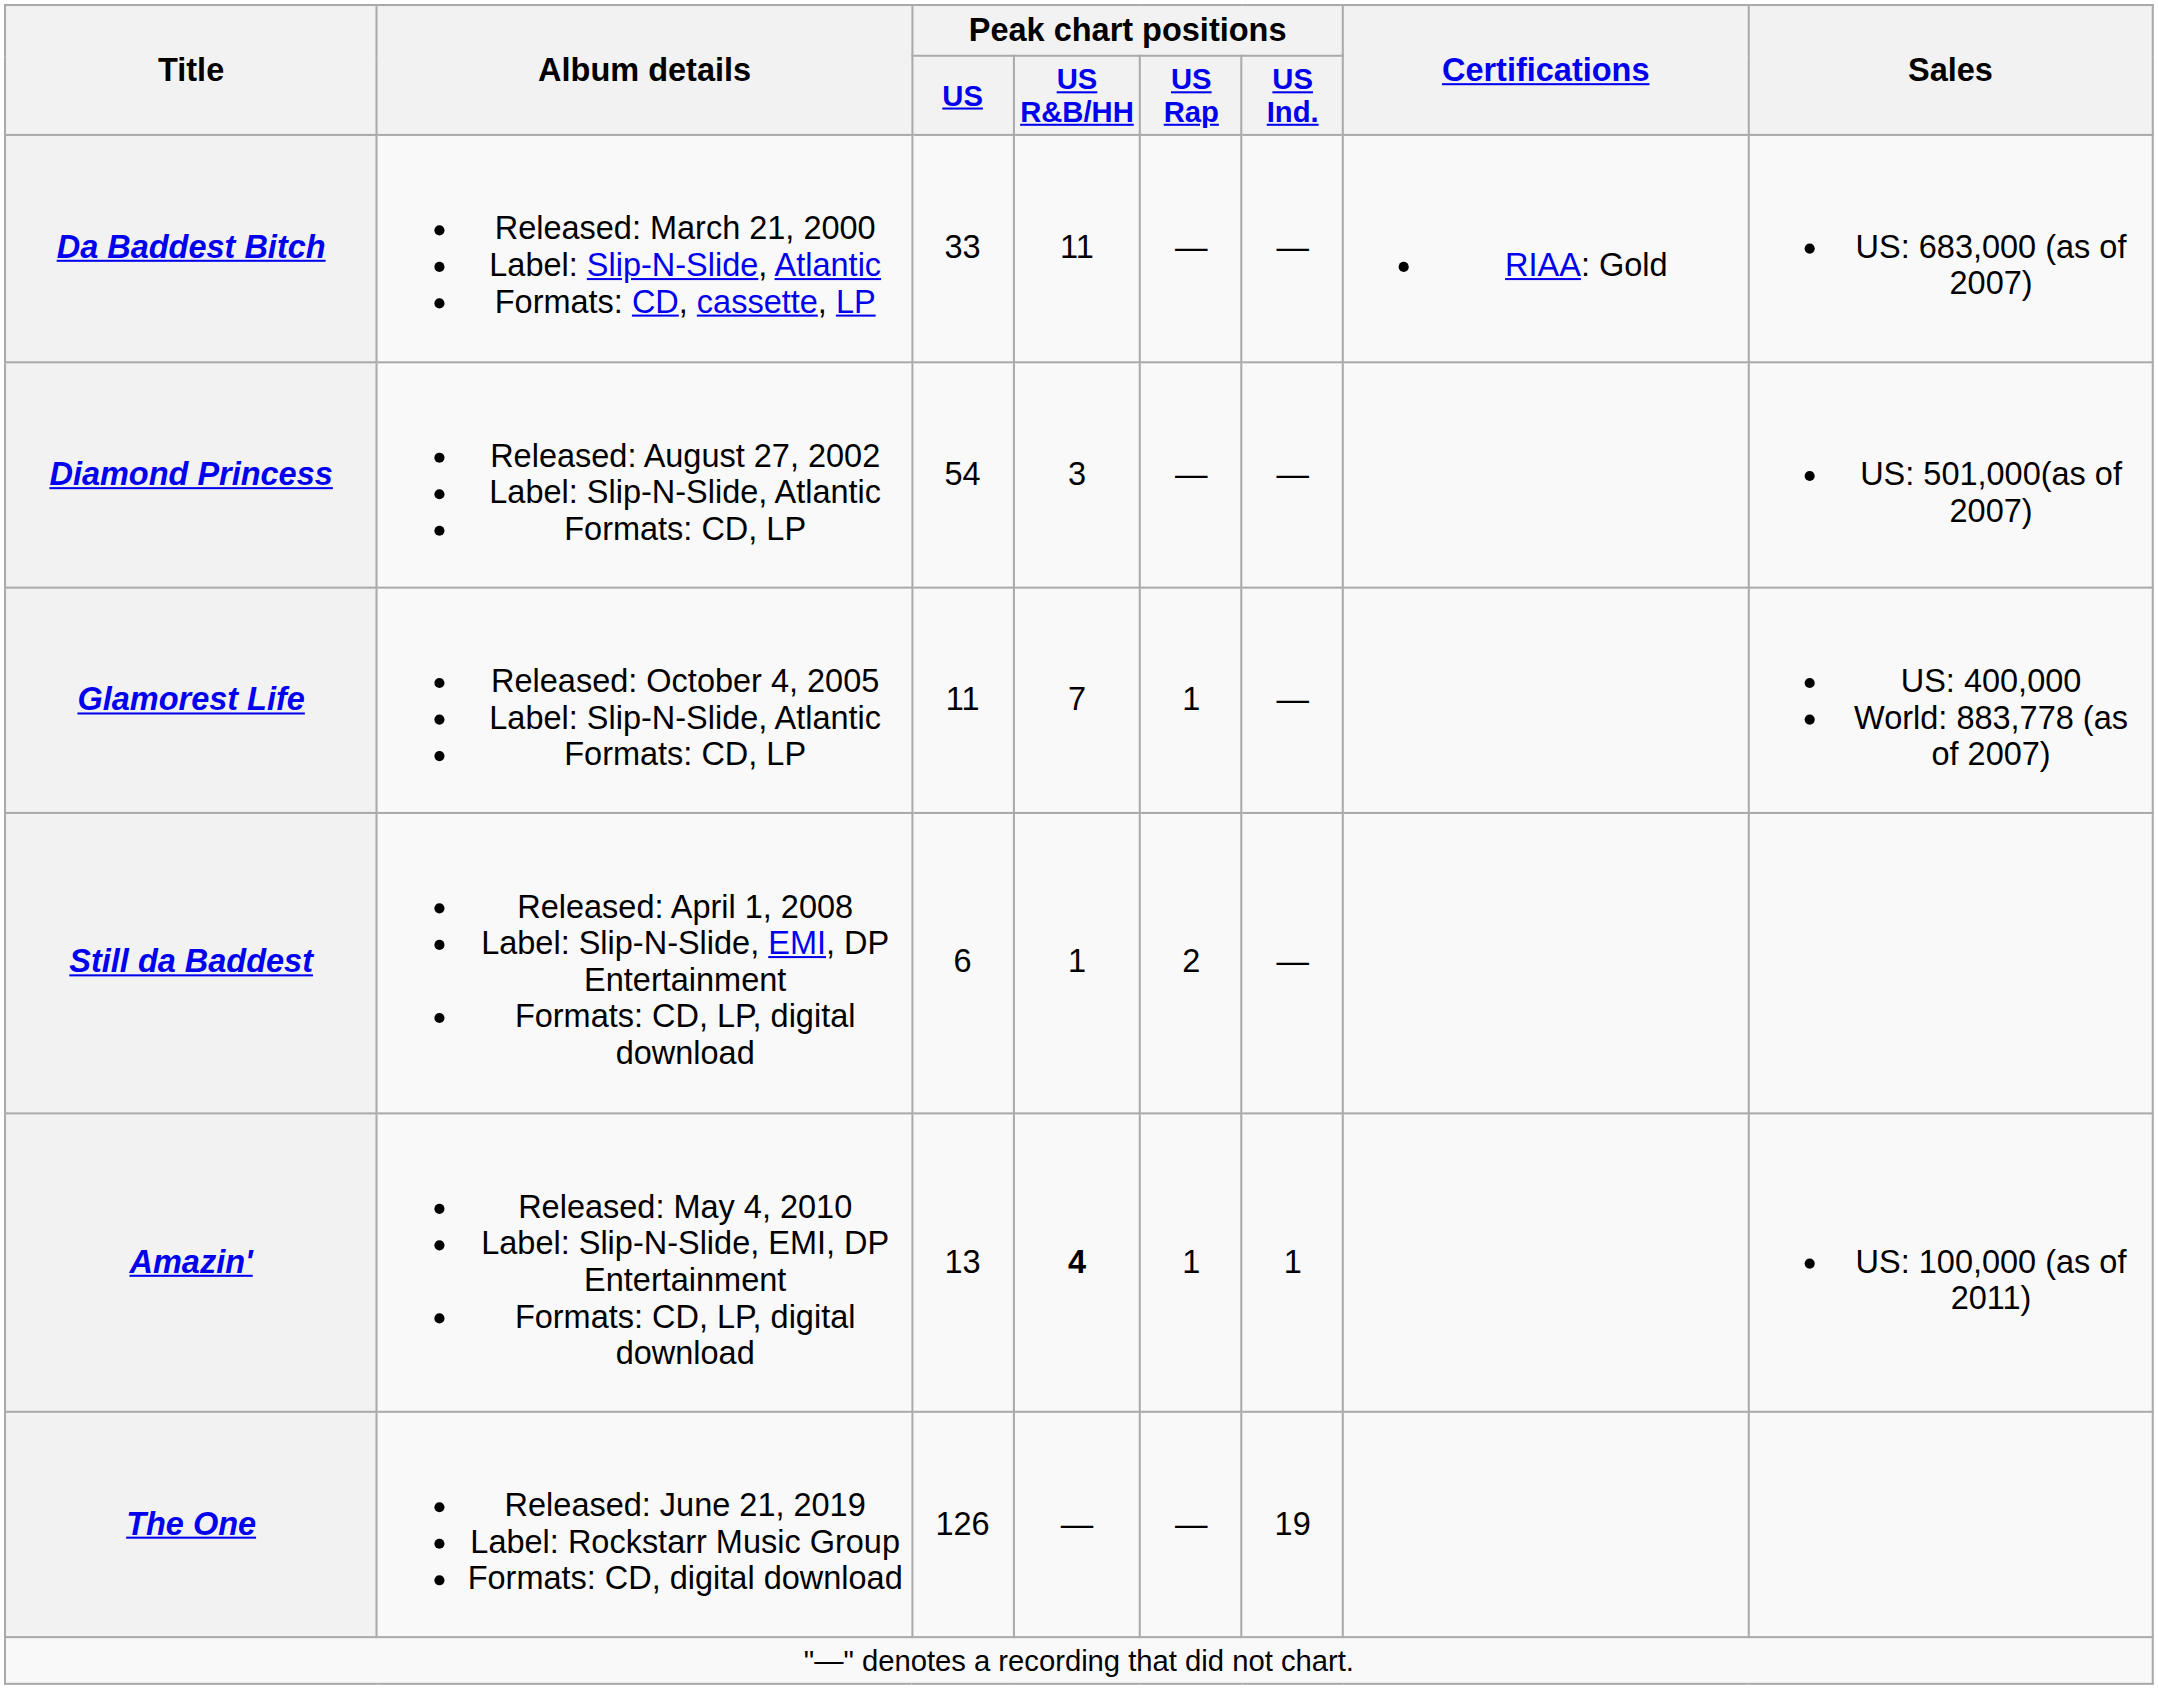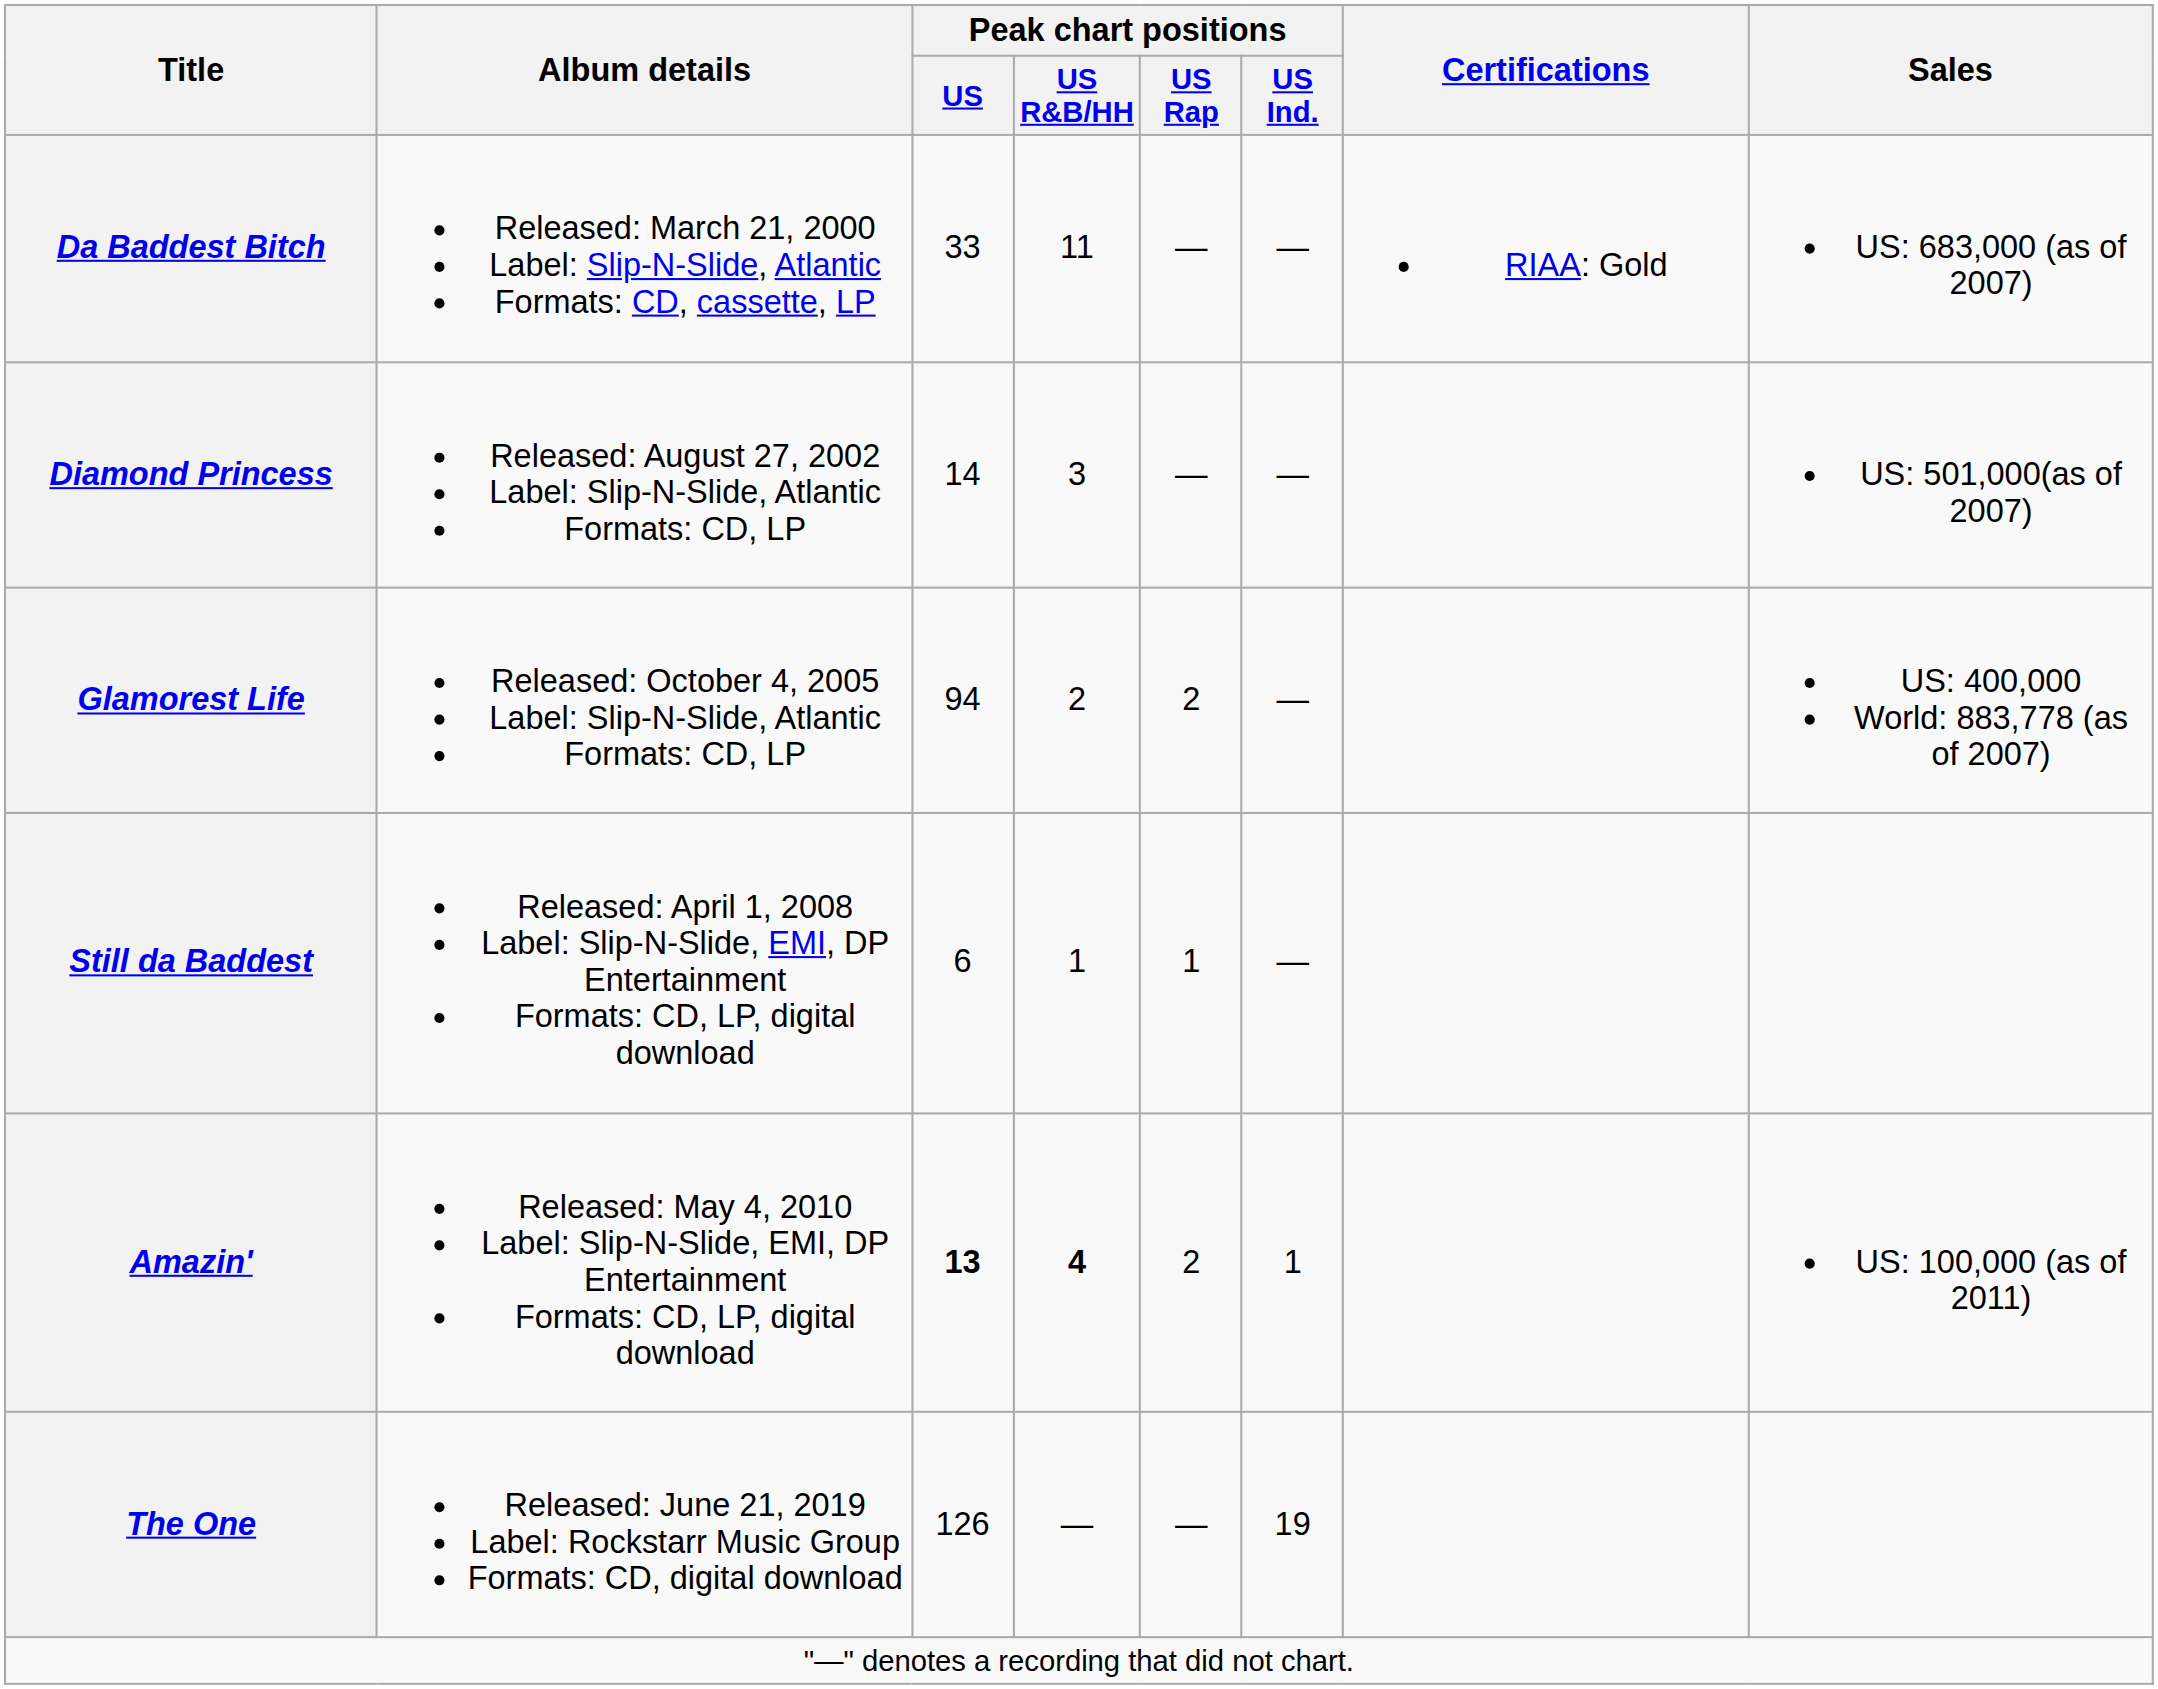(963, 473) 54 -> (963, 473) 14
(963, 699) 11 -> (963, 699) 94
(1077, 699) 7 -> (1077, 699) 2
(1191, 699) 1 -> (1191, 699) 2
(1191, 962) 2 -> (1191, 962) 1
(963, 1261) normal -> (963, 1261) bold
(1191, 1261) 1 -> (1191, 1261) 2
